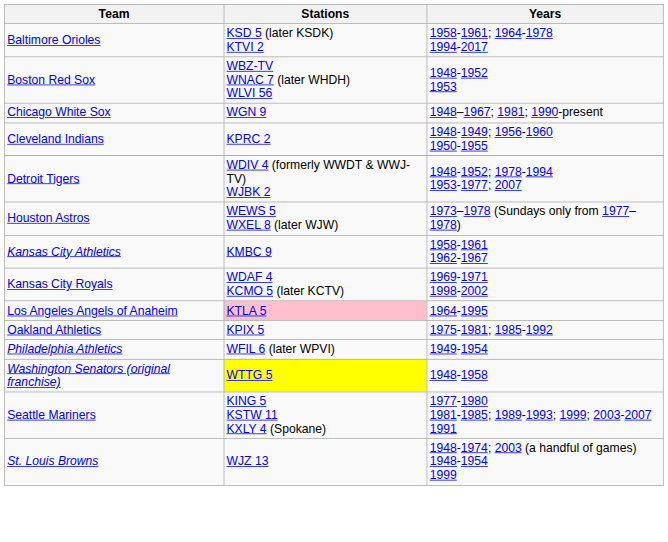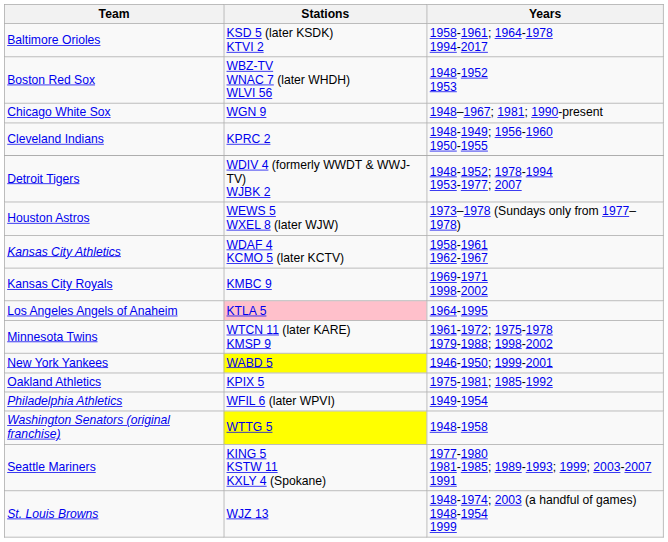(249, 251) KMBC 9 -> (285, 251) WDAF 4 KCMO 5 (later KCTV)
(285, 284) WDAF 4 KCMO 5 (later KCTV) -> (249, 284) KMBC 9
+ row: (52, 336)
+ row: (58, 363)
